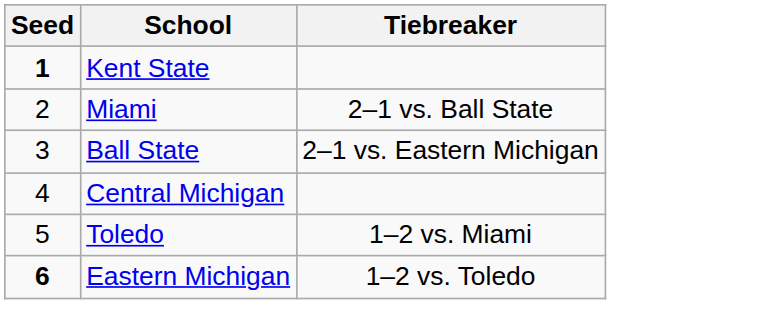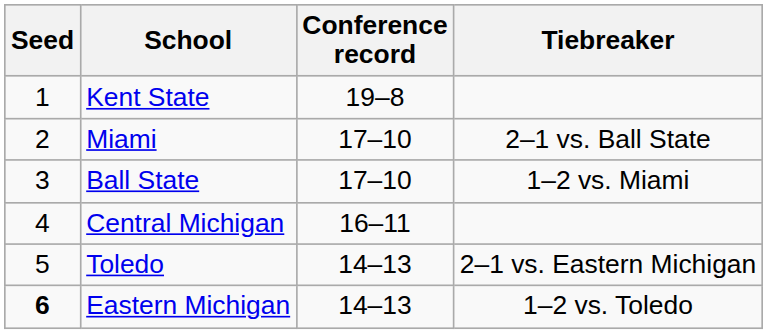+ column: (375, 40)
(42, 67) bold -> (42, 97) normal
(451, 151) 2–1 vs. Eastern Michigan -> (608, 180) 1–2 vs. Miami
(451, 234) 1–2 vs. Miami -> (608, 264) 2–1 vs. Eastern Michigan
